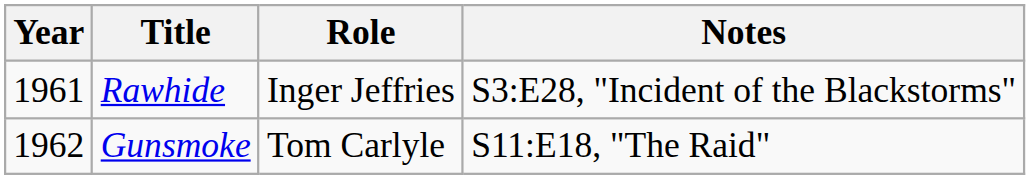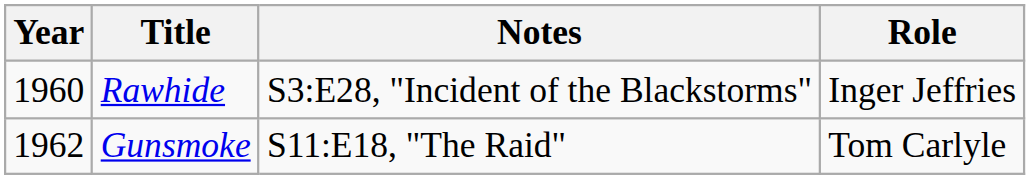columns swapped: (361, 32) <-> (744, 32)
(49, 88) 1961 -> (49, 88) 1960
